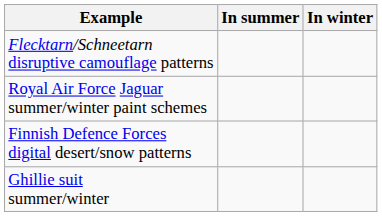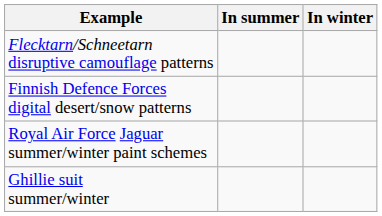rows swapped: (100, 143) <-> (108, 98)
